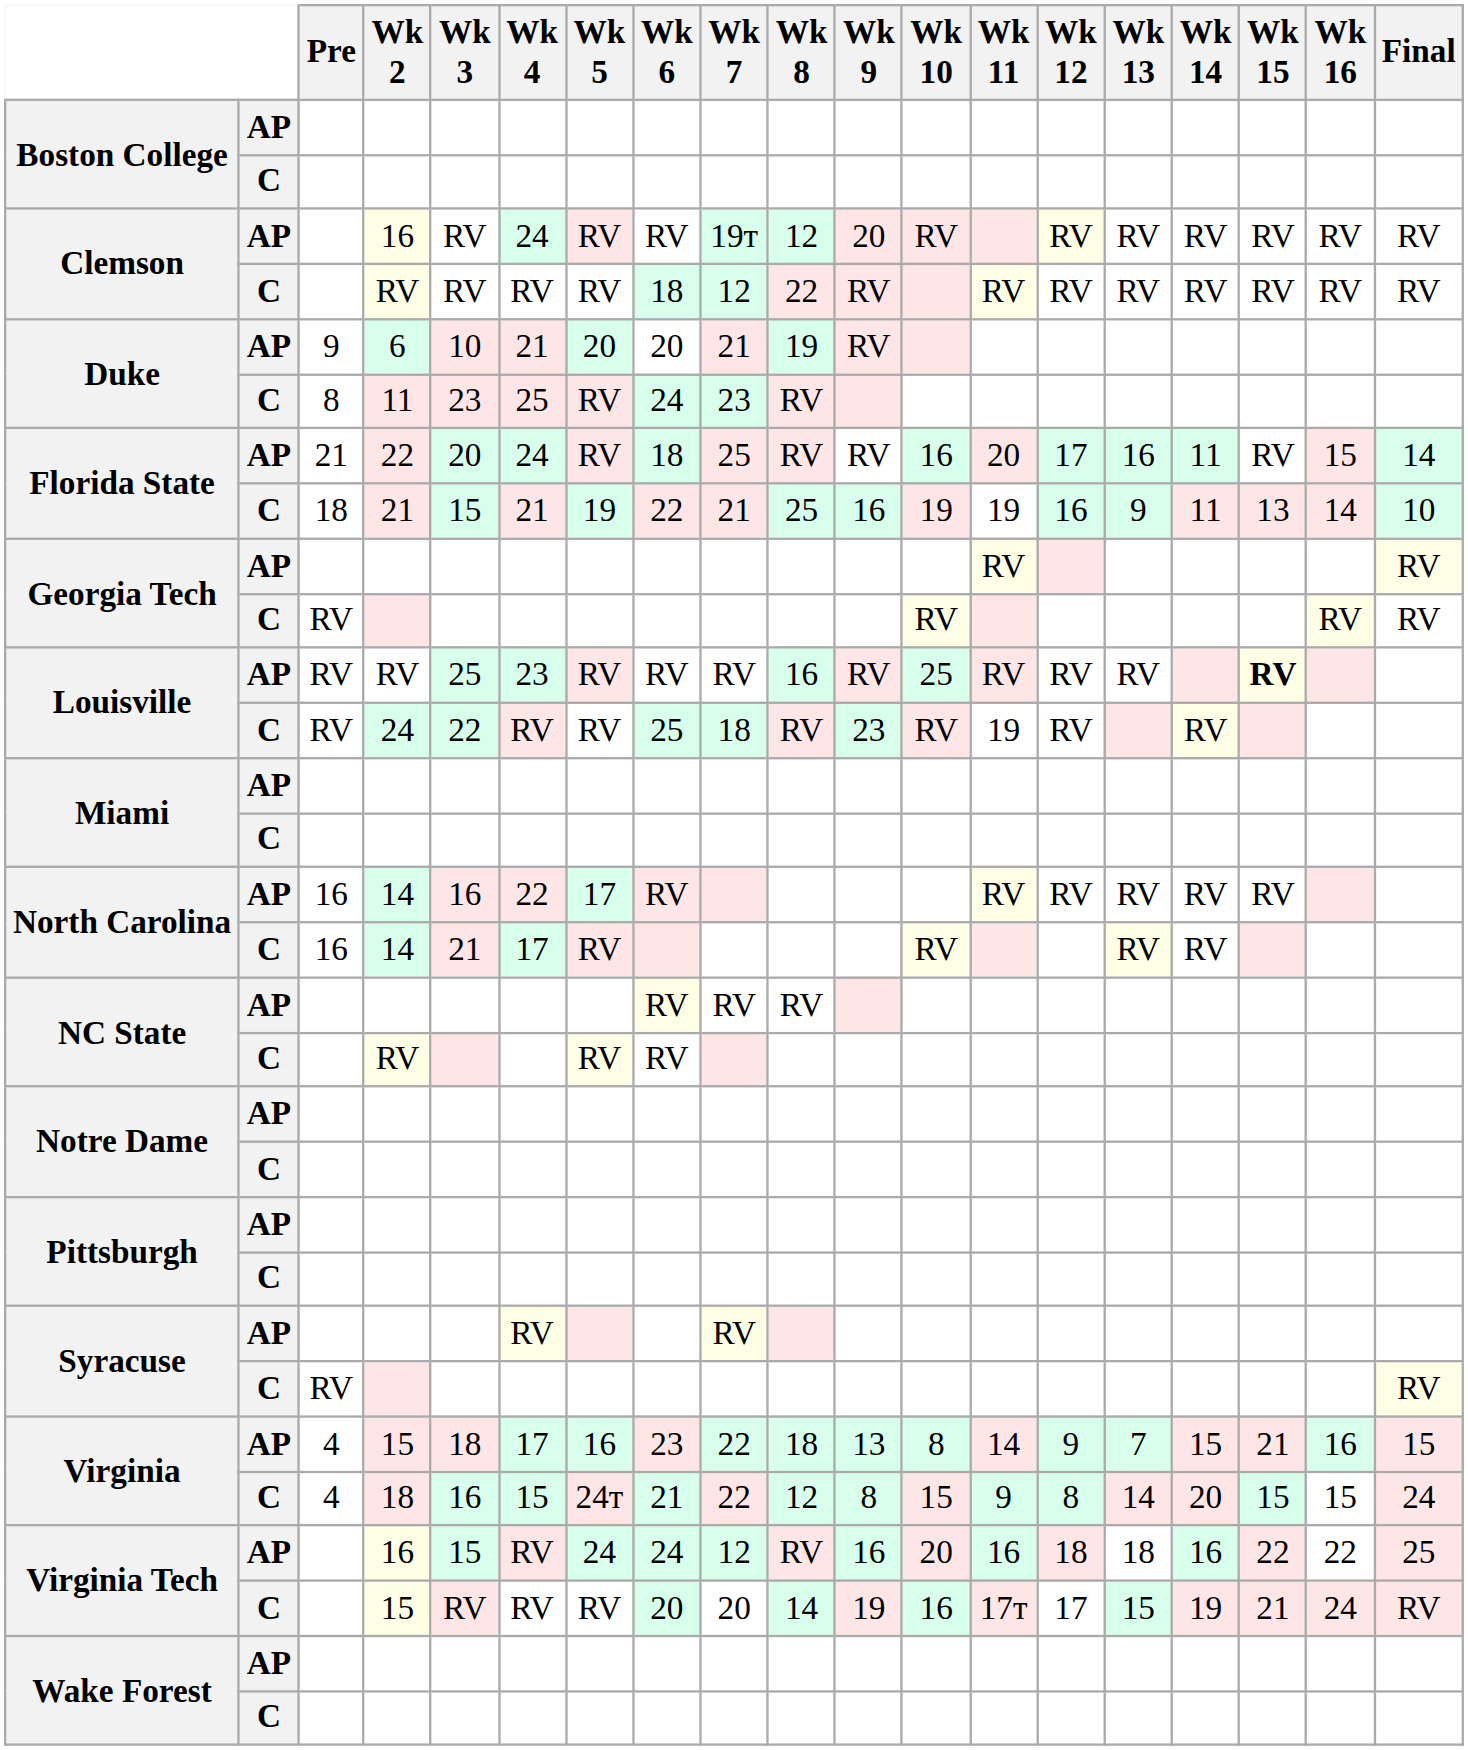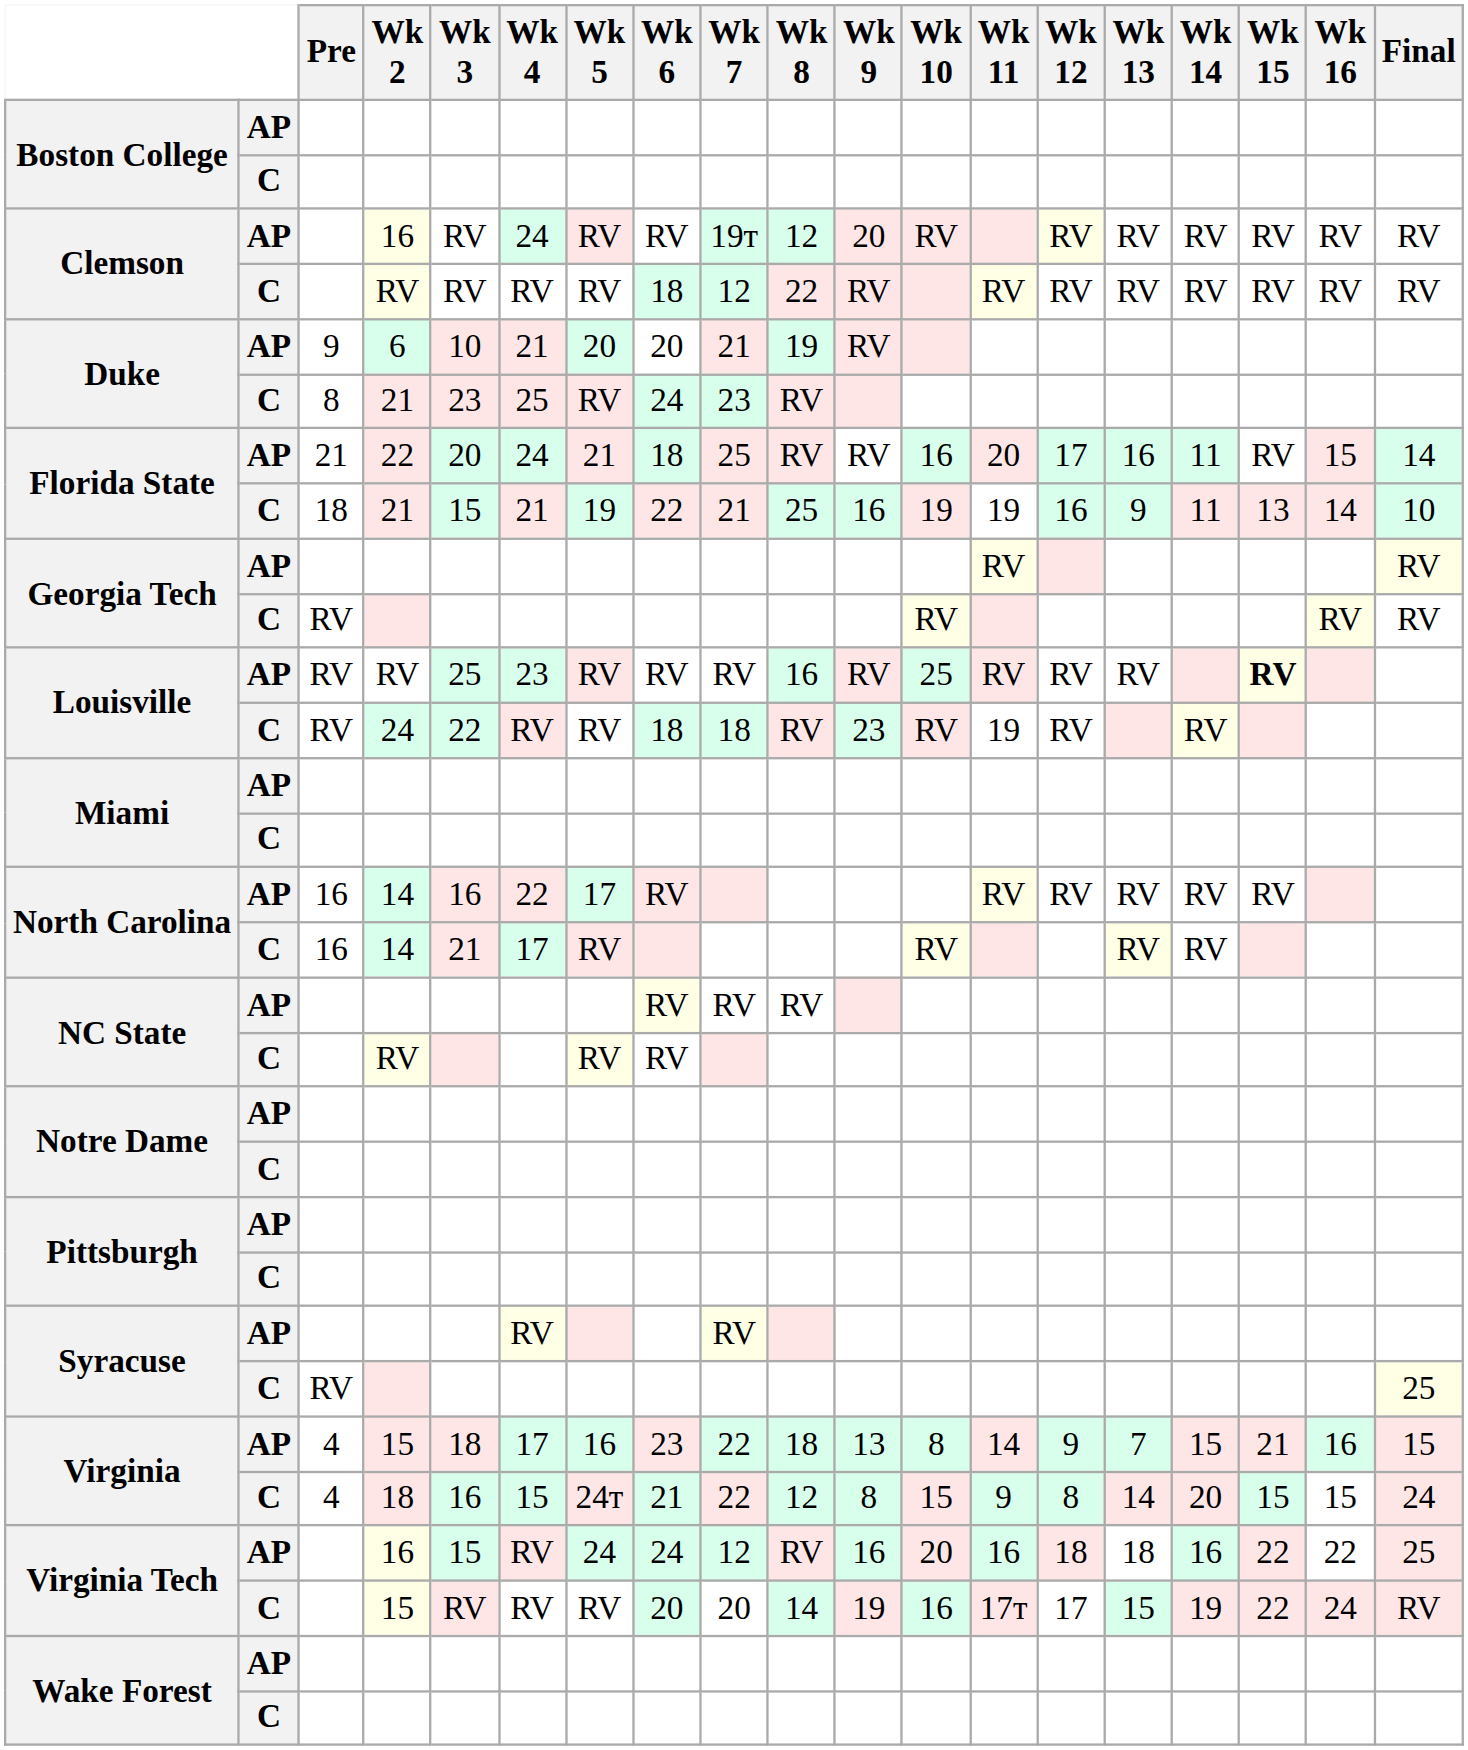(397, 400) 11 -> (397, 400) 21
(599, 455) RV -> (599, 455) 21
(667, 729) 25 -> (667, 729) 18
(1419, 1388) RV -> (1419, 1388) 25
(1273, 1607) 21 -> (1273, 1607) 22
